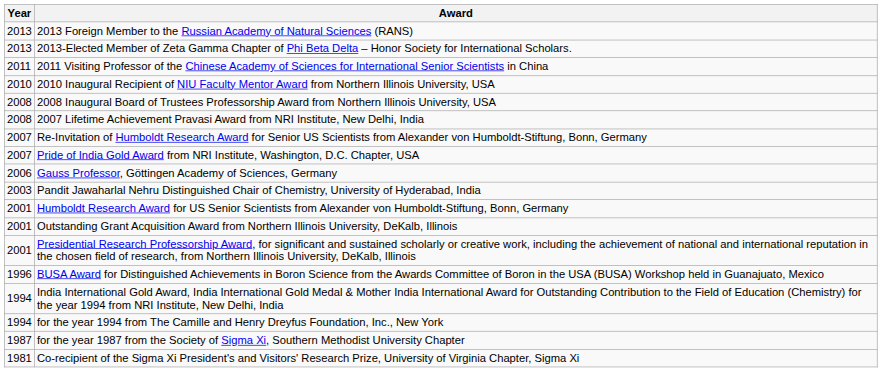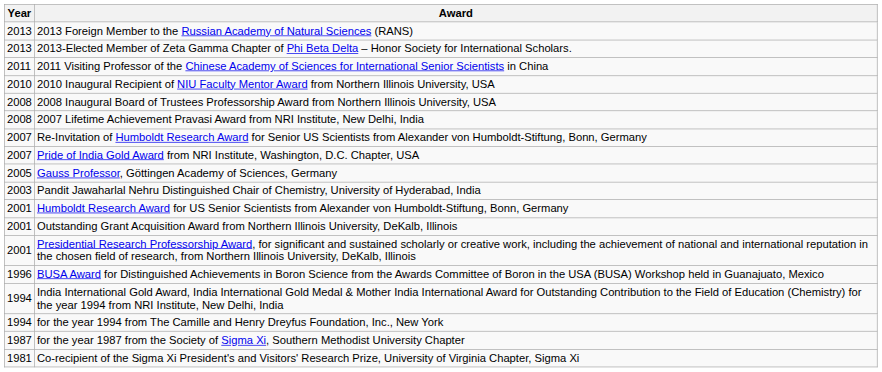(19, 173) 2006 -> (19, 173) 2005
